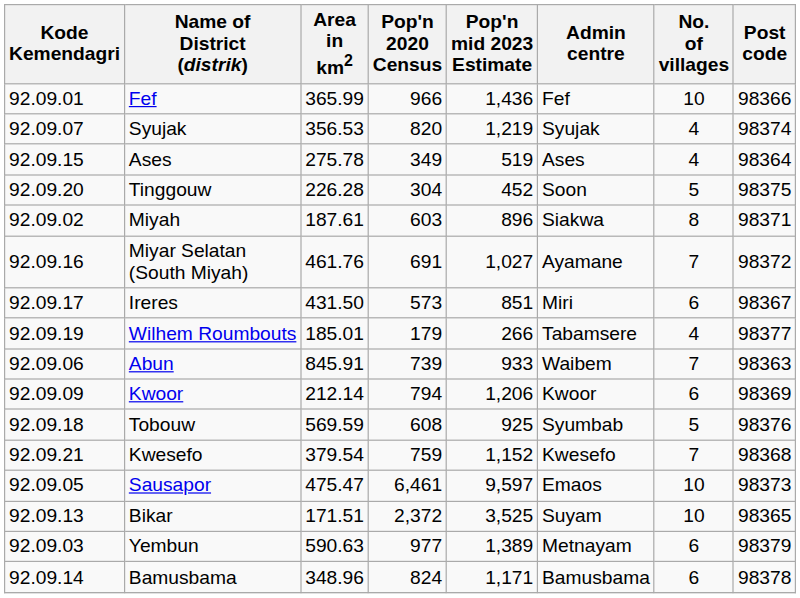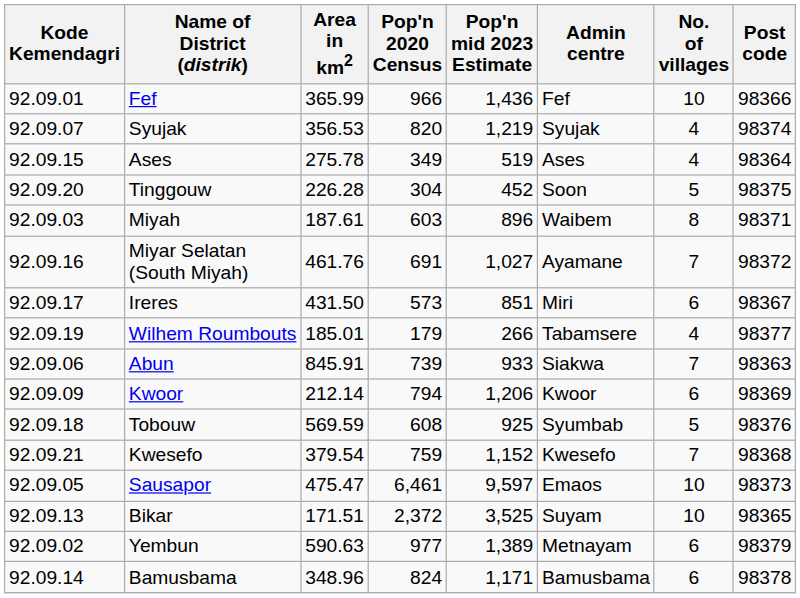(46, 220) 92.09.02 -> (46, 220) 92.09.03
(573, 220) Siakwa -> (577, 220) Waibem
(577, 363) Waibem -> (573, 363) Siakwa
(46, 546) 92.09.03 -> (46, 546) 92.09.02
